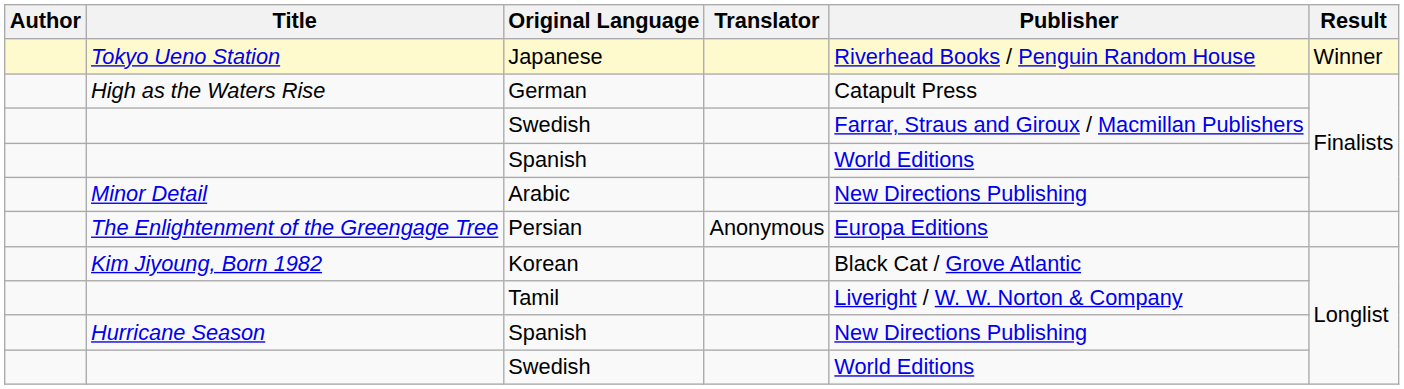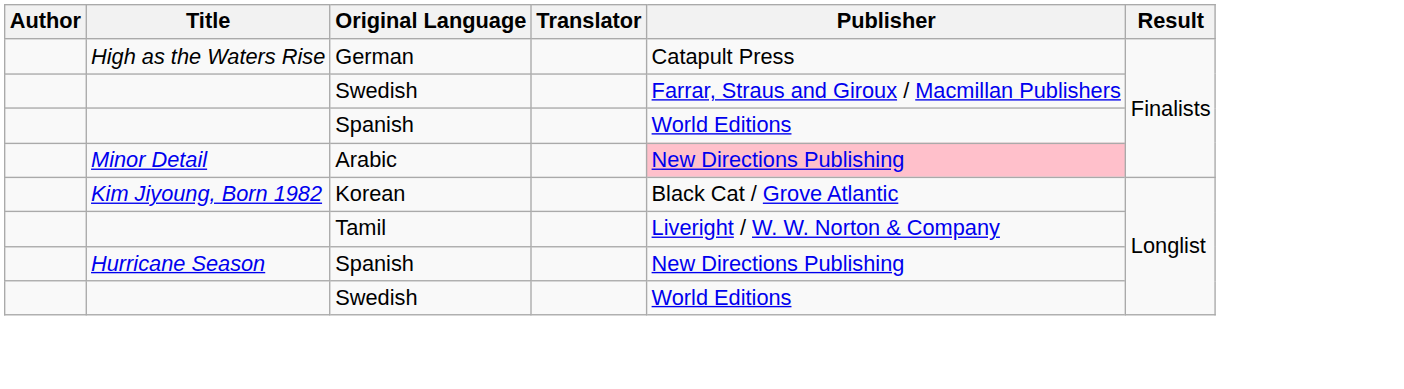- row: (186, 56)
(961, 194) no background -> (778, 159) pink background
- row: (295, 228)
